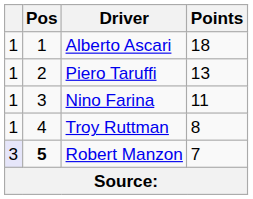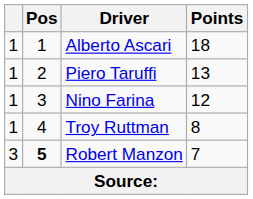(200, 100) 11 -> (200, 100) 12
(13, 154) lavender background -> (13, 154) no background
